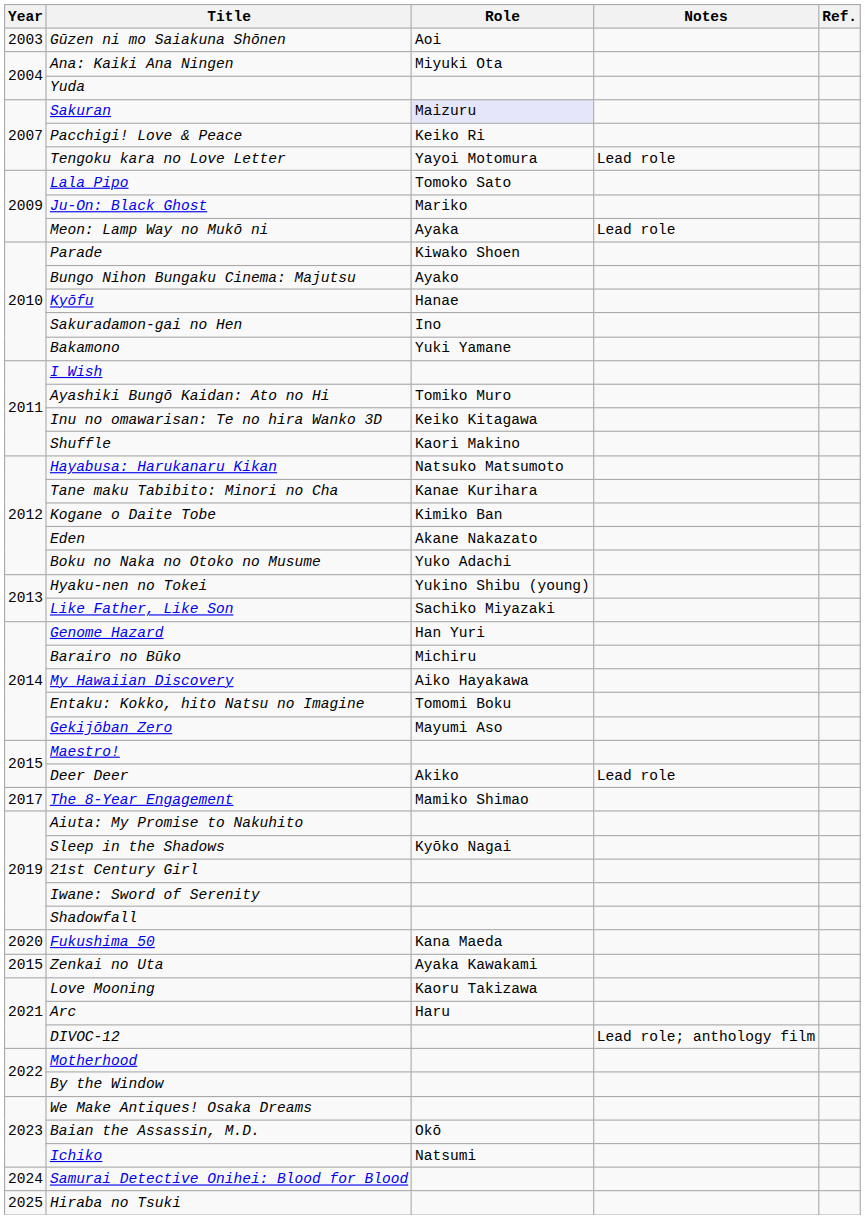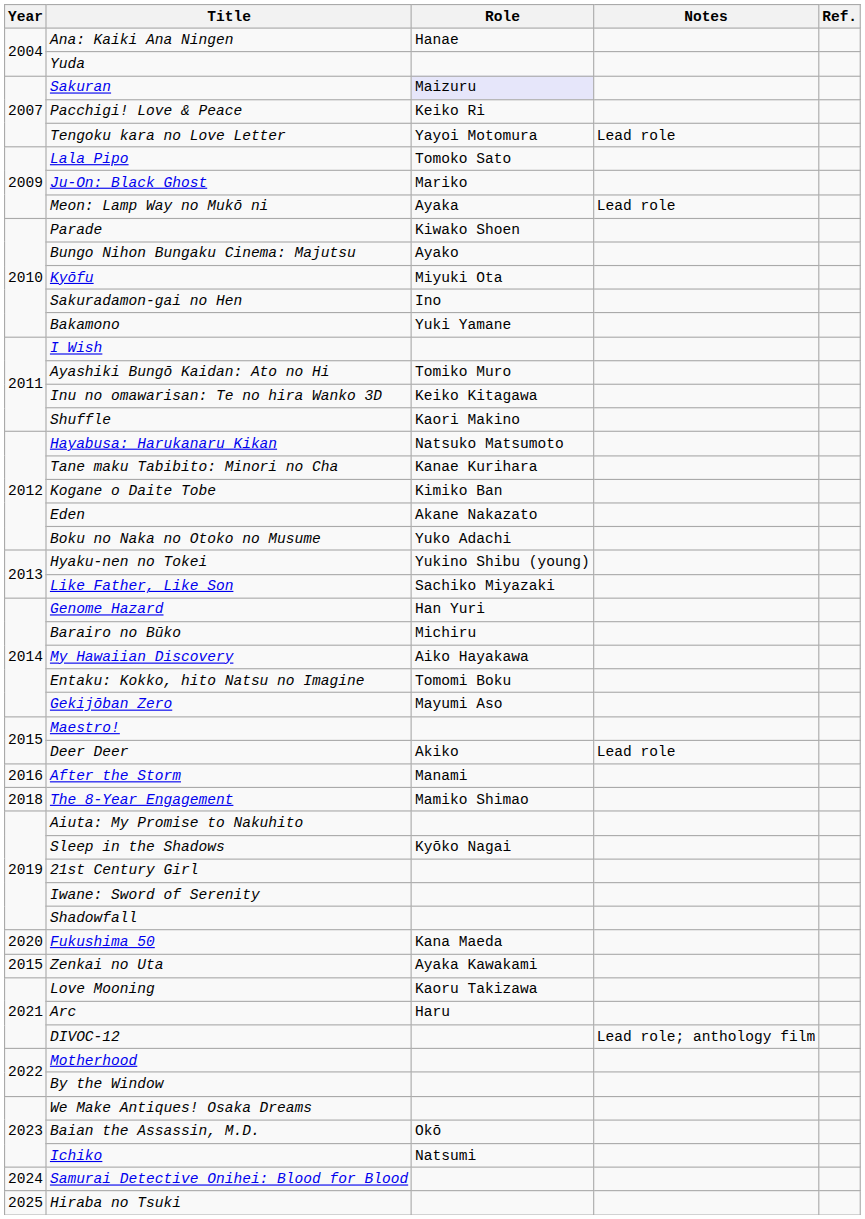- row: (168, 40)
(459, 64) Miyuki Ota -> (437, 40) Hanae
(437, 301) Hanae -> (459, 277) Miyuki Ota
+ row: (115, 776)
(26, 800) 2017 -> (26, 800) 2018
